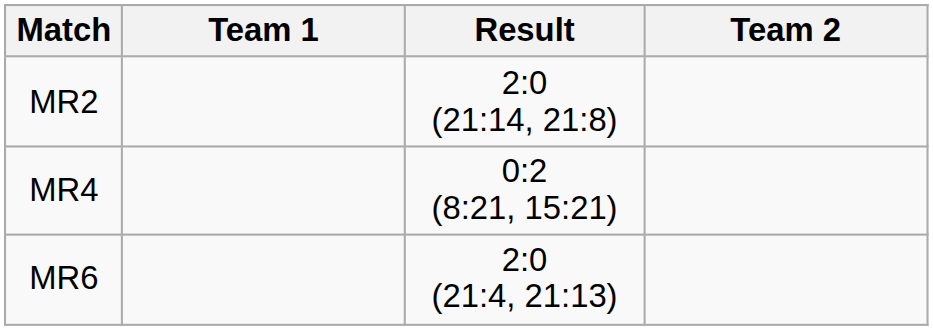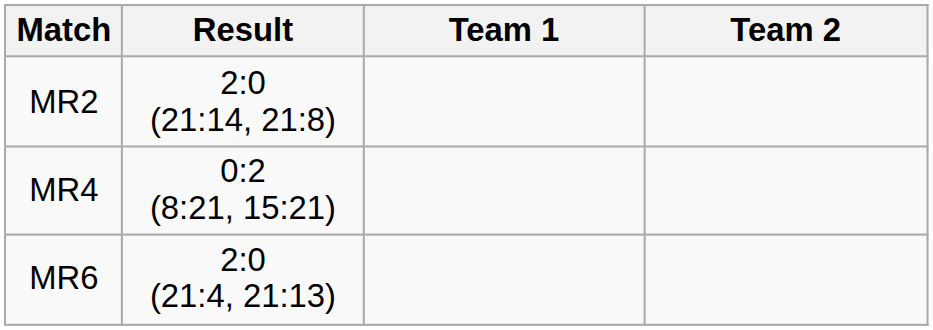columns swapped: (263, 30) <-> (525, 30)
